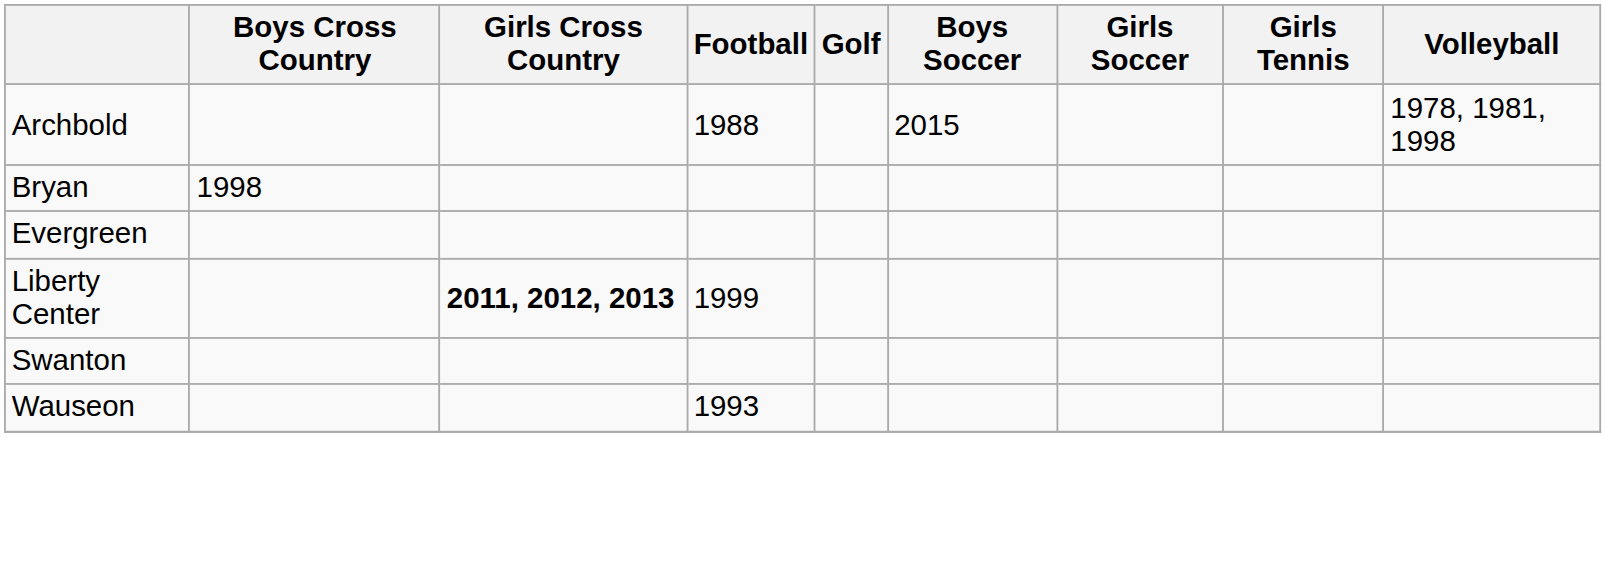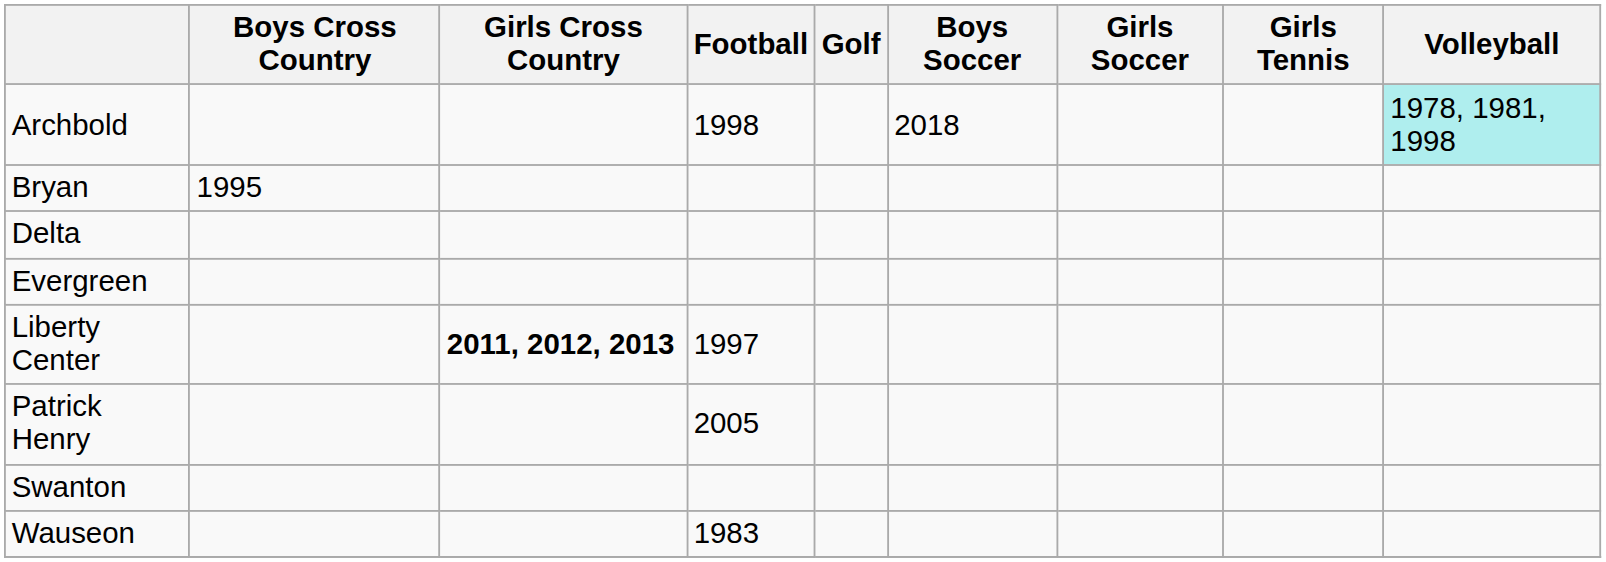(726, 124) 1988 -> (726, 124) 1998
(927, 124) 2015 -> (927, 124) 2018
(1468, 124) no background -> (1468, 124) paleturquoise background
(229, 187) 1998 -> (229, 187) 1995
+ row: (46, 234)
(726, 297) 1999 -> (726, 344) 1997
+ row: (57, 423)
(726, 407) 1993 -> (726, 533) 1983
